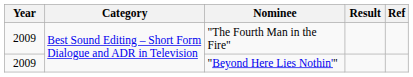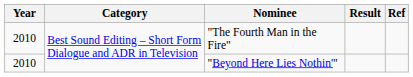(24, 38) 2009 -> (24, 38) 2010
(24, 63) 2009 -> (24, 63) 2010
